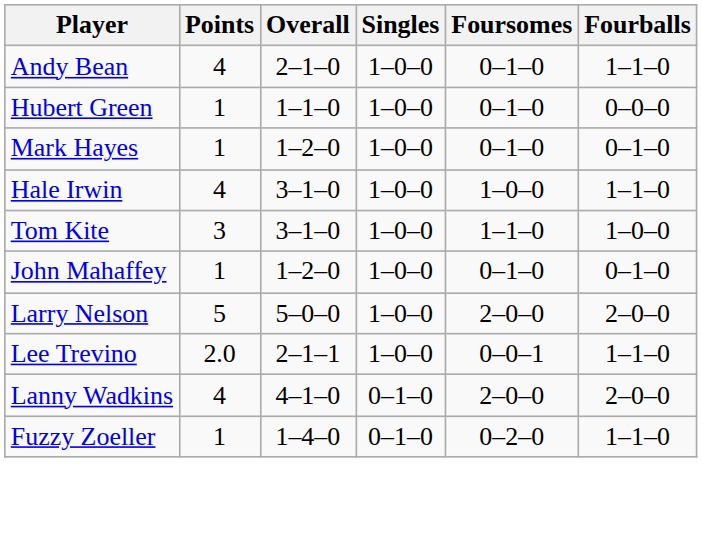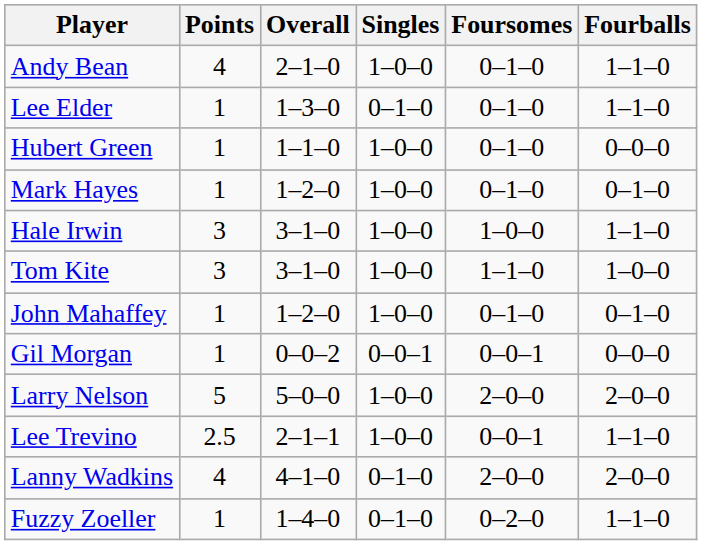+ row: (62, 107)
(220, 189) 4 -> (220, 230) 3
+ row: (71, 353)
(220, 353) 2.0 -> (220, 436) 2.5
